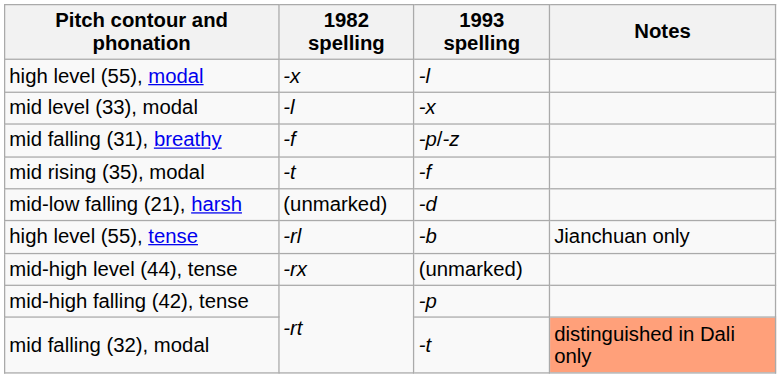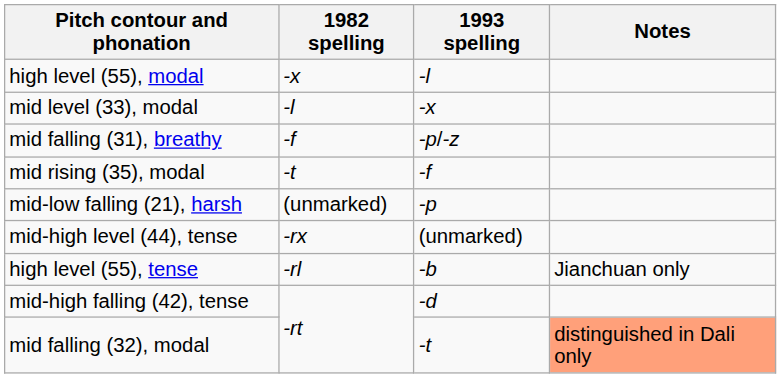(428, 204) -d -> (428, 204) -p
rows swapped: (104, 236) <-> (123, 269)
(428, 301) -p -> (428, 301) -d
